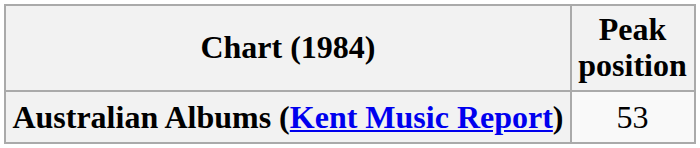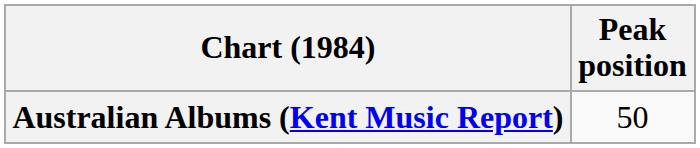(632, 116) 53 -> (632, 116) 50
